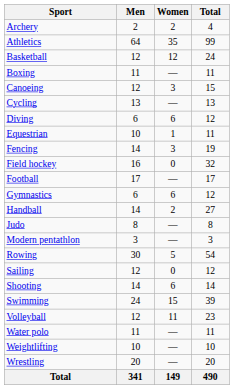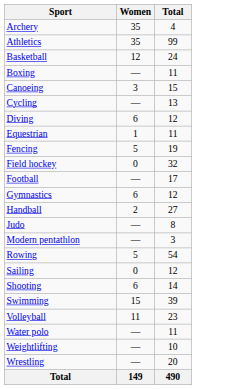- column: (135, 12)
(173, 27) 2 -> (135, 27) 35
(173, 149) 3 -> (135, 149) 5
